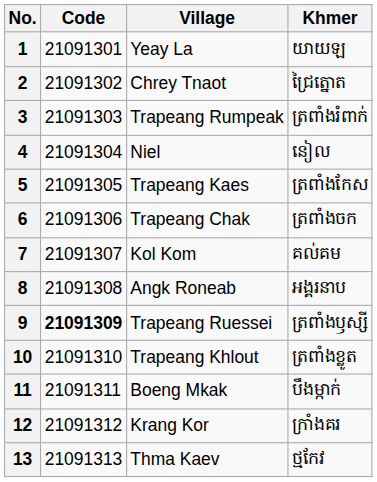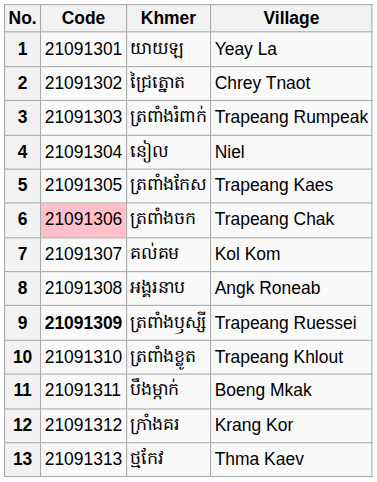columns swapped: (207, 18) <-> (330, 18)
(84, 220) no background -> (84, 220) pink background
